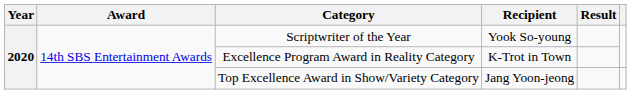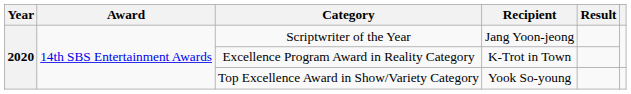(530, 36) Yook So-young -> (530, 36) Jang Yoon-jeong
(530, 78) Jang Yoon-jeong -> (530, 78) Yook So-young
